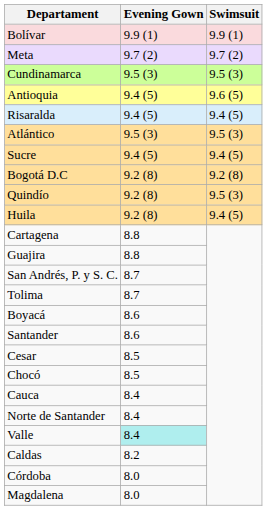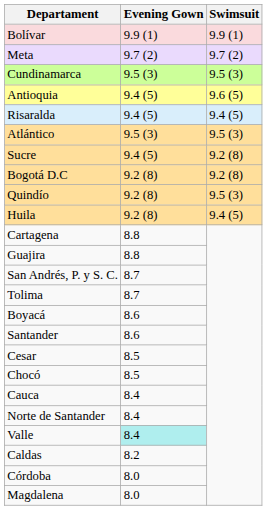(226, 154) 9.4 (5) -> (226, 154) 9.2 (8)
